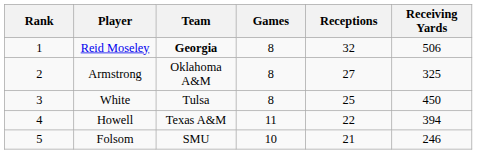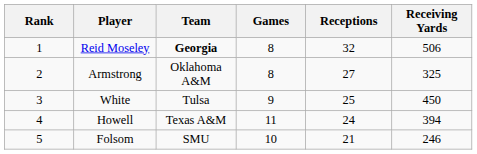(271, 100) 8 -> (271, 100) 9
(349, 120) 22 -> (349, 120) 24
